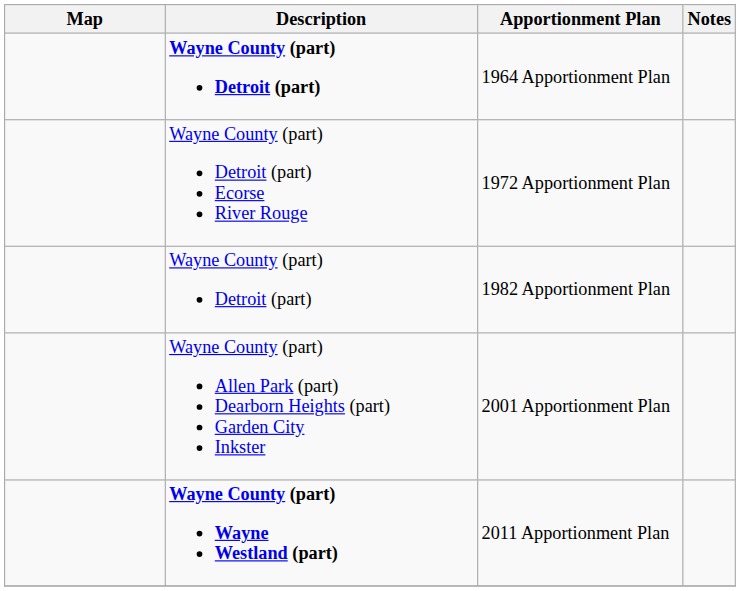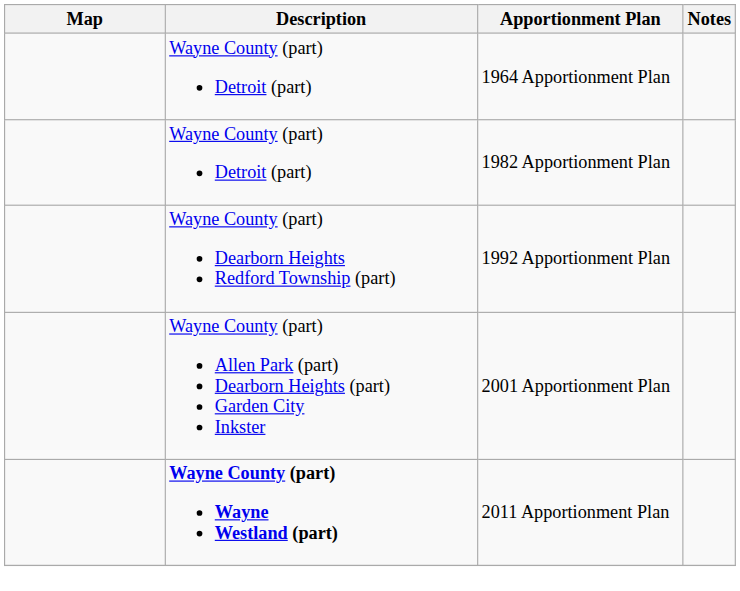(321, 67) bold -> (321, 67) normal
- row: (576, 182)
+ row: (576, 258)
